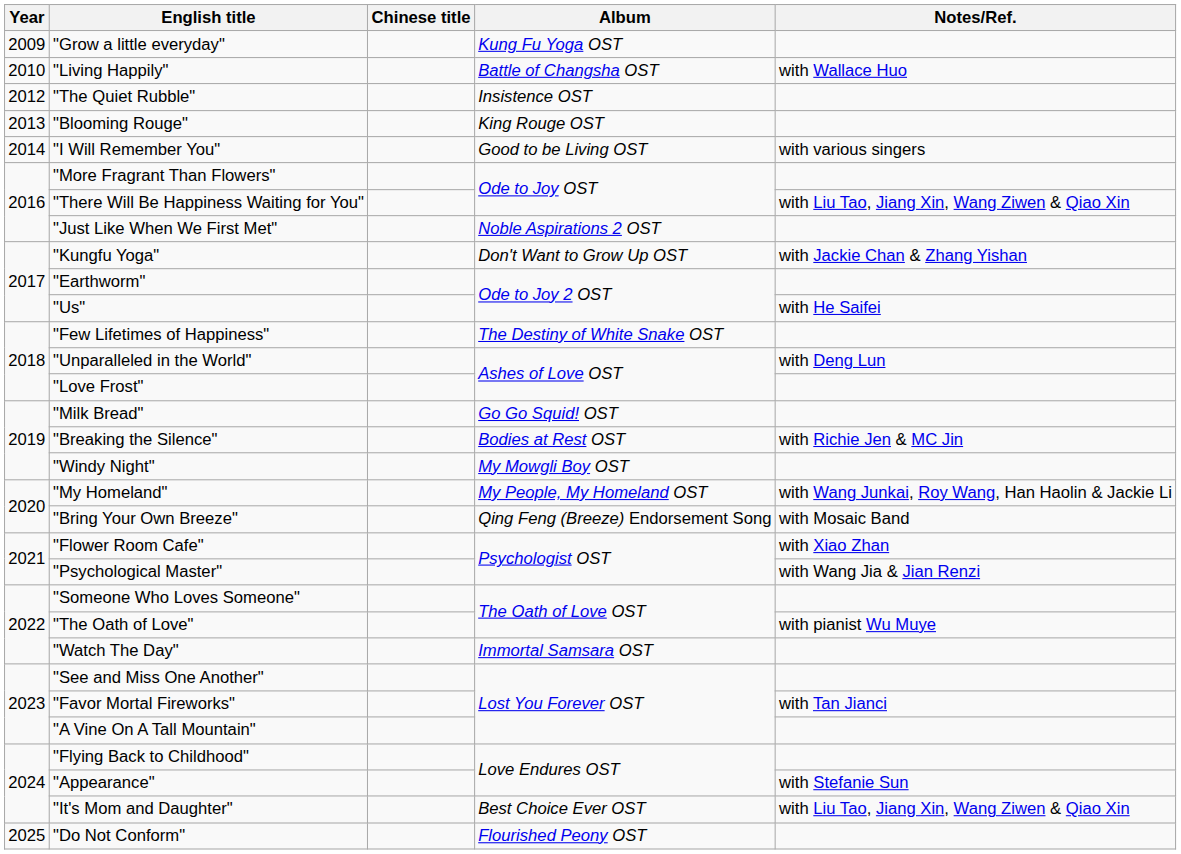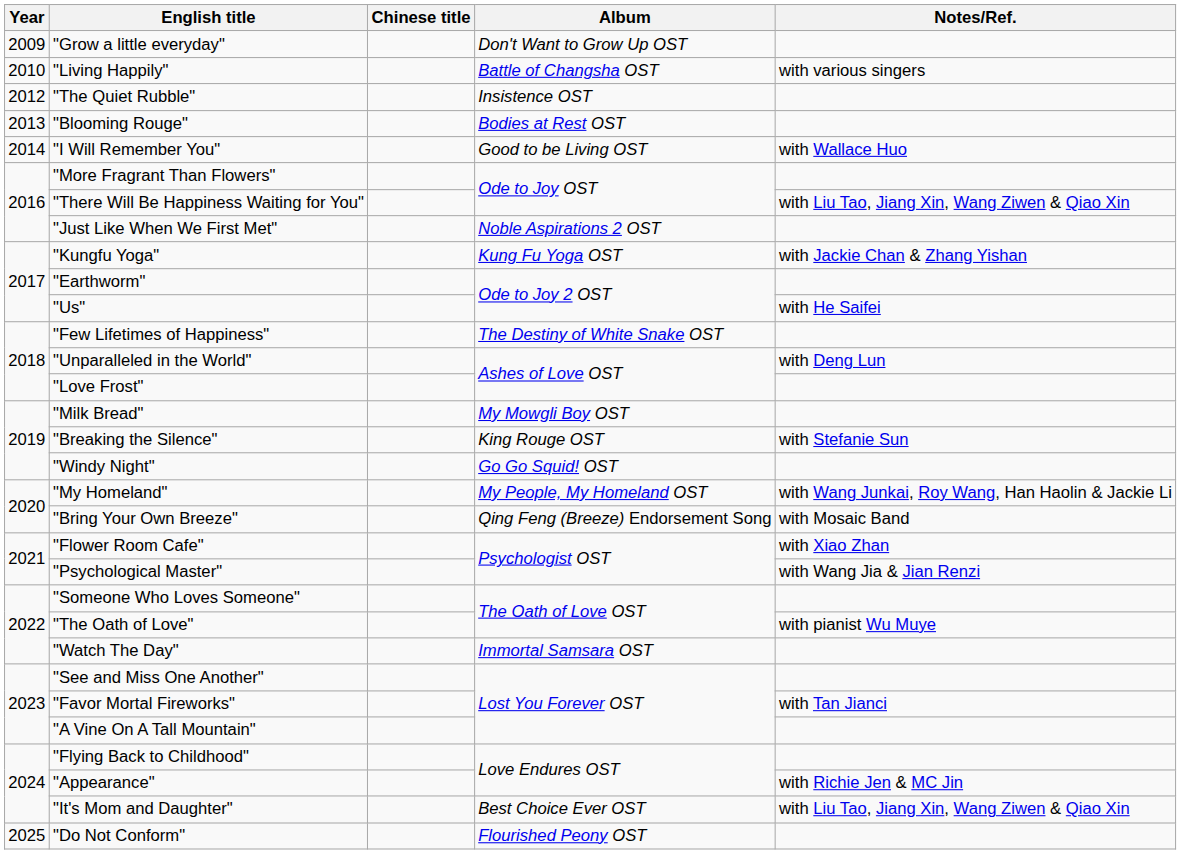(550, 44) Kung Fu Yoga OST -> (583, 44) Don't Want to Grow Up OST
(843, 70) with Wallace Huo -> (852, 70) with various singers
(541, 123) King Rouge OST -> (552, 123) Bodies at Rest OST
(852, 149) with various singers -> (843, 149) with Wallace Huo
(583, 255) Don't Want to Grow Up OST -> (550, 255) Kung Fu Yoga OST
(548, 413) Go Go Squid! OST -> (554, 413) My Mowgli Boy OST
(552, 439) Bodies at Rest OST -> (541, 439) King Rouge OST
(871, 439) with Richie Jen & MC Jin -> (844, 439) with Stefanie Sun
(554, 466) My Mowgli Boy OST -> (548, 466) Go Go Squid! OST
(844, 783) with Stefanie Sun -> (871, 783) with Richie Jen & MC Jin
